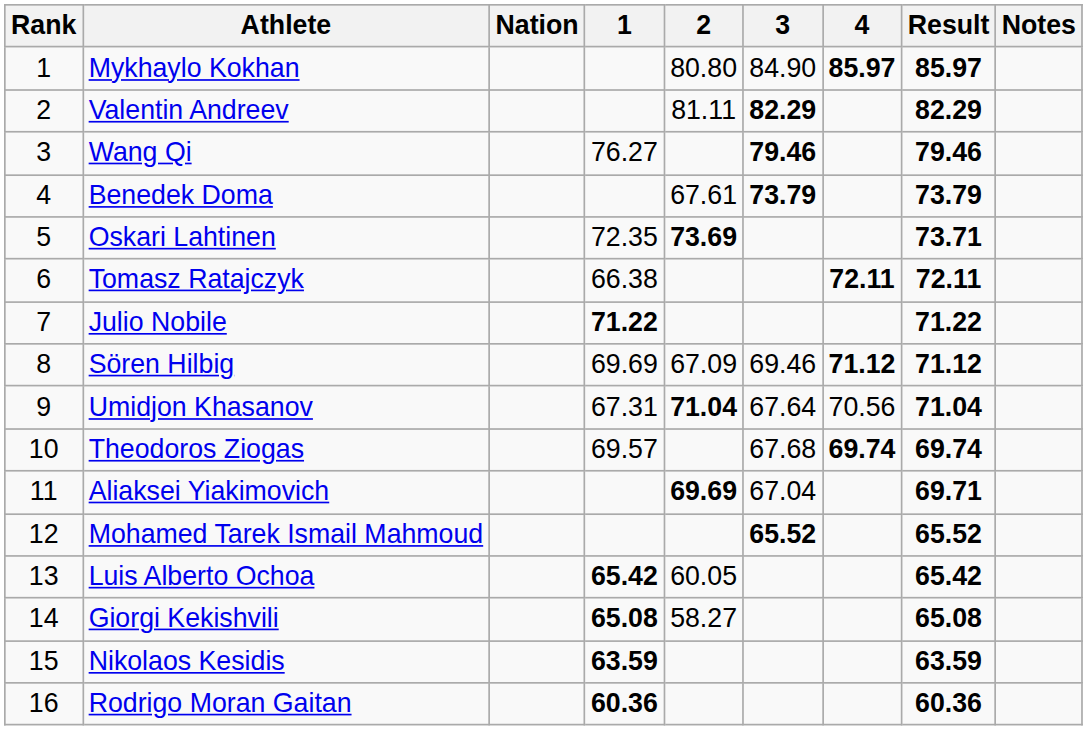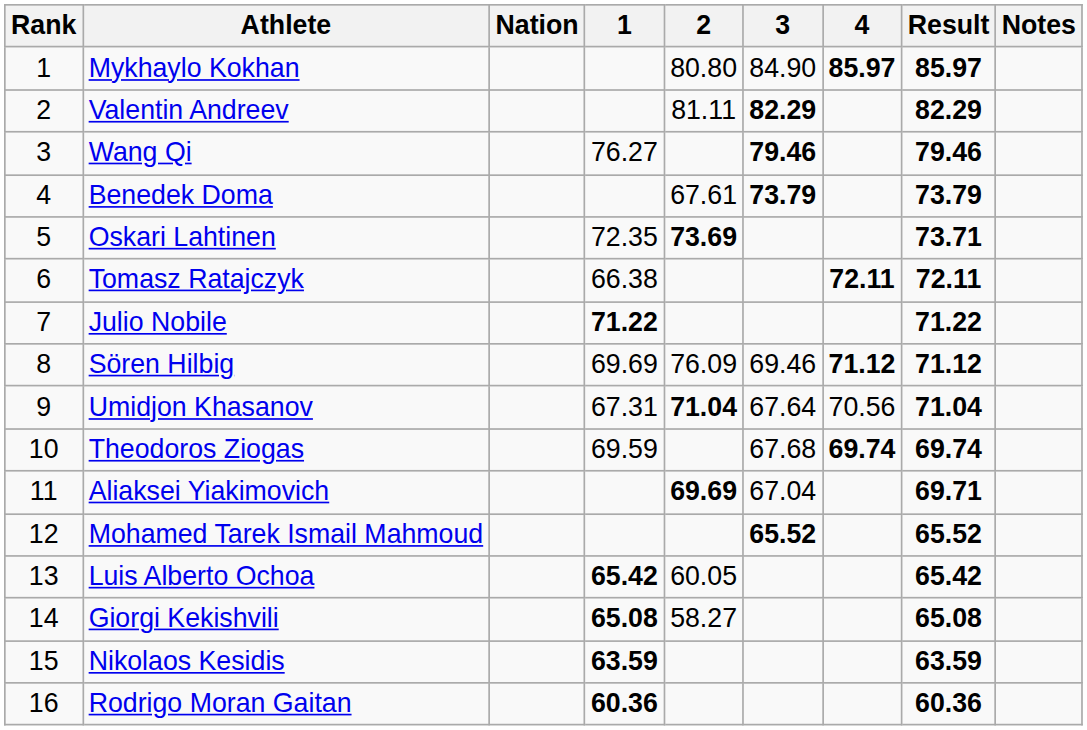(704, 364) 67.09 -> (704, 364) 76.09
(624, 449) 69.57 -> (624, 449) 69.59
